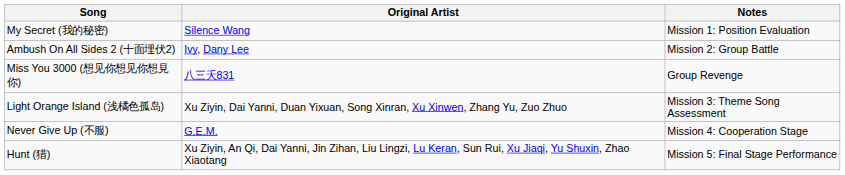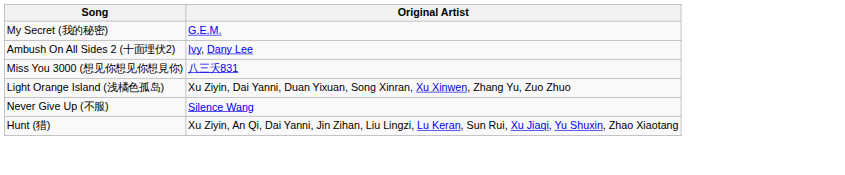- column: (752, 13)
(217, 31) Silence Wang -> (205, 31) G.E.M.
(201, 131) G.E.M. -> (221, 107) Silence Wang
